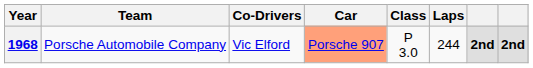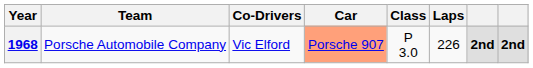(448, 44) 244 -> (448, 44) 226
